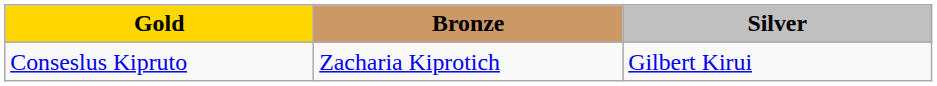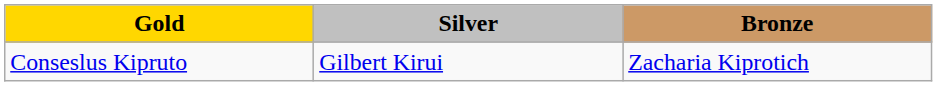columns swapped: (777, 23) <-> (468, 23)
